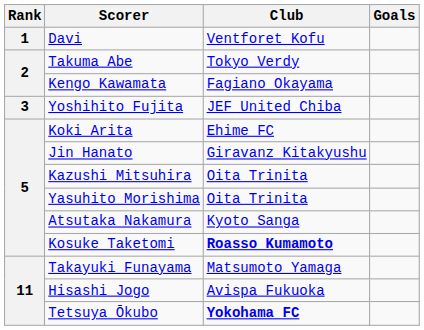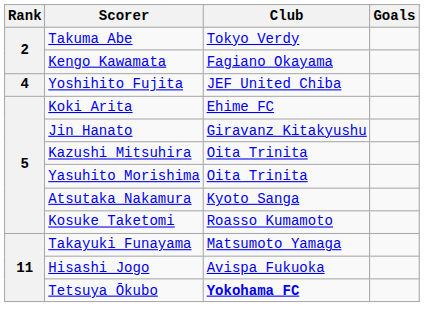- row: (65, 39)
(25, 108) 3 -> (25, 85) 4
(270, 245) bold -> (270, 222) normal
